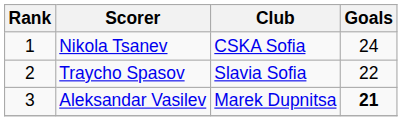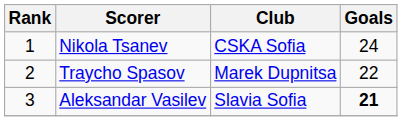(260, 73) Slavia Sofia -> (275, 73) Marek Dupnitsa
(275, 101) Marek Dupnitsa -> (260, 101) Slavia Sofia
